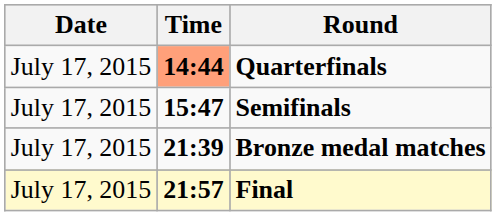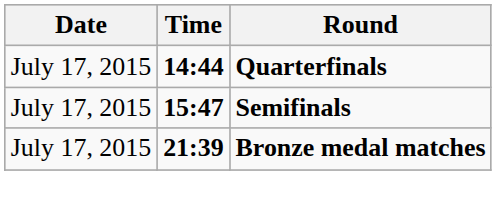(193, 66) lightsalmon background -> (193, 66) no background
- row: (264, 189)
